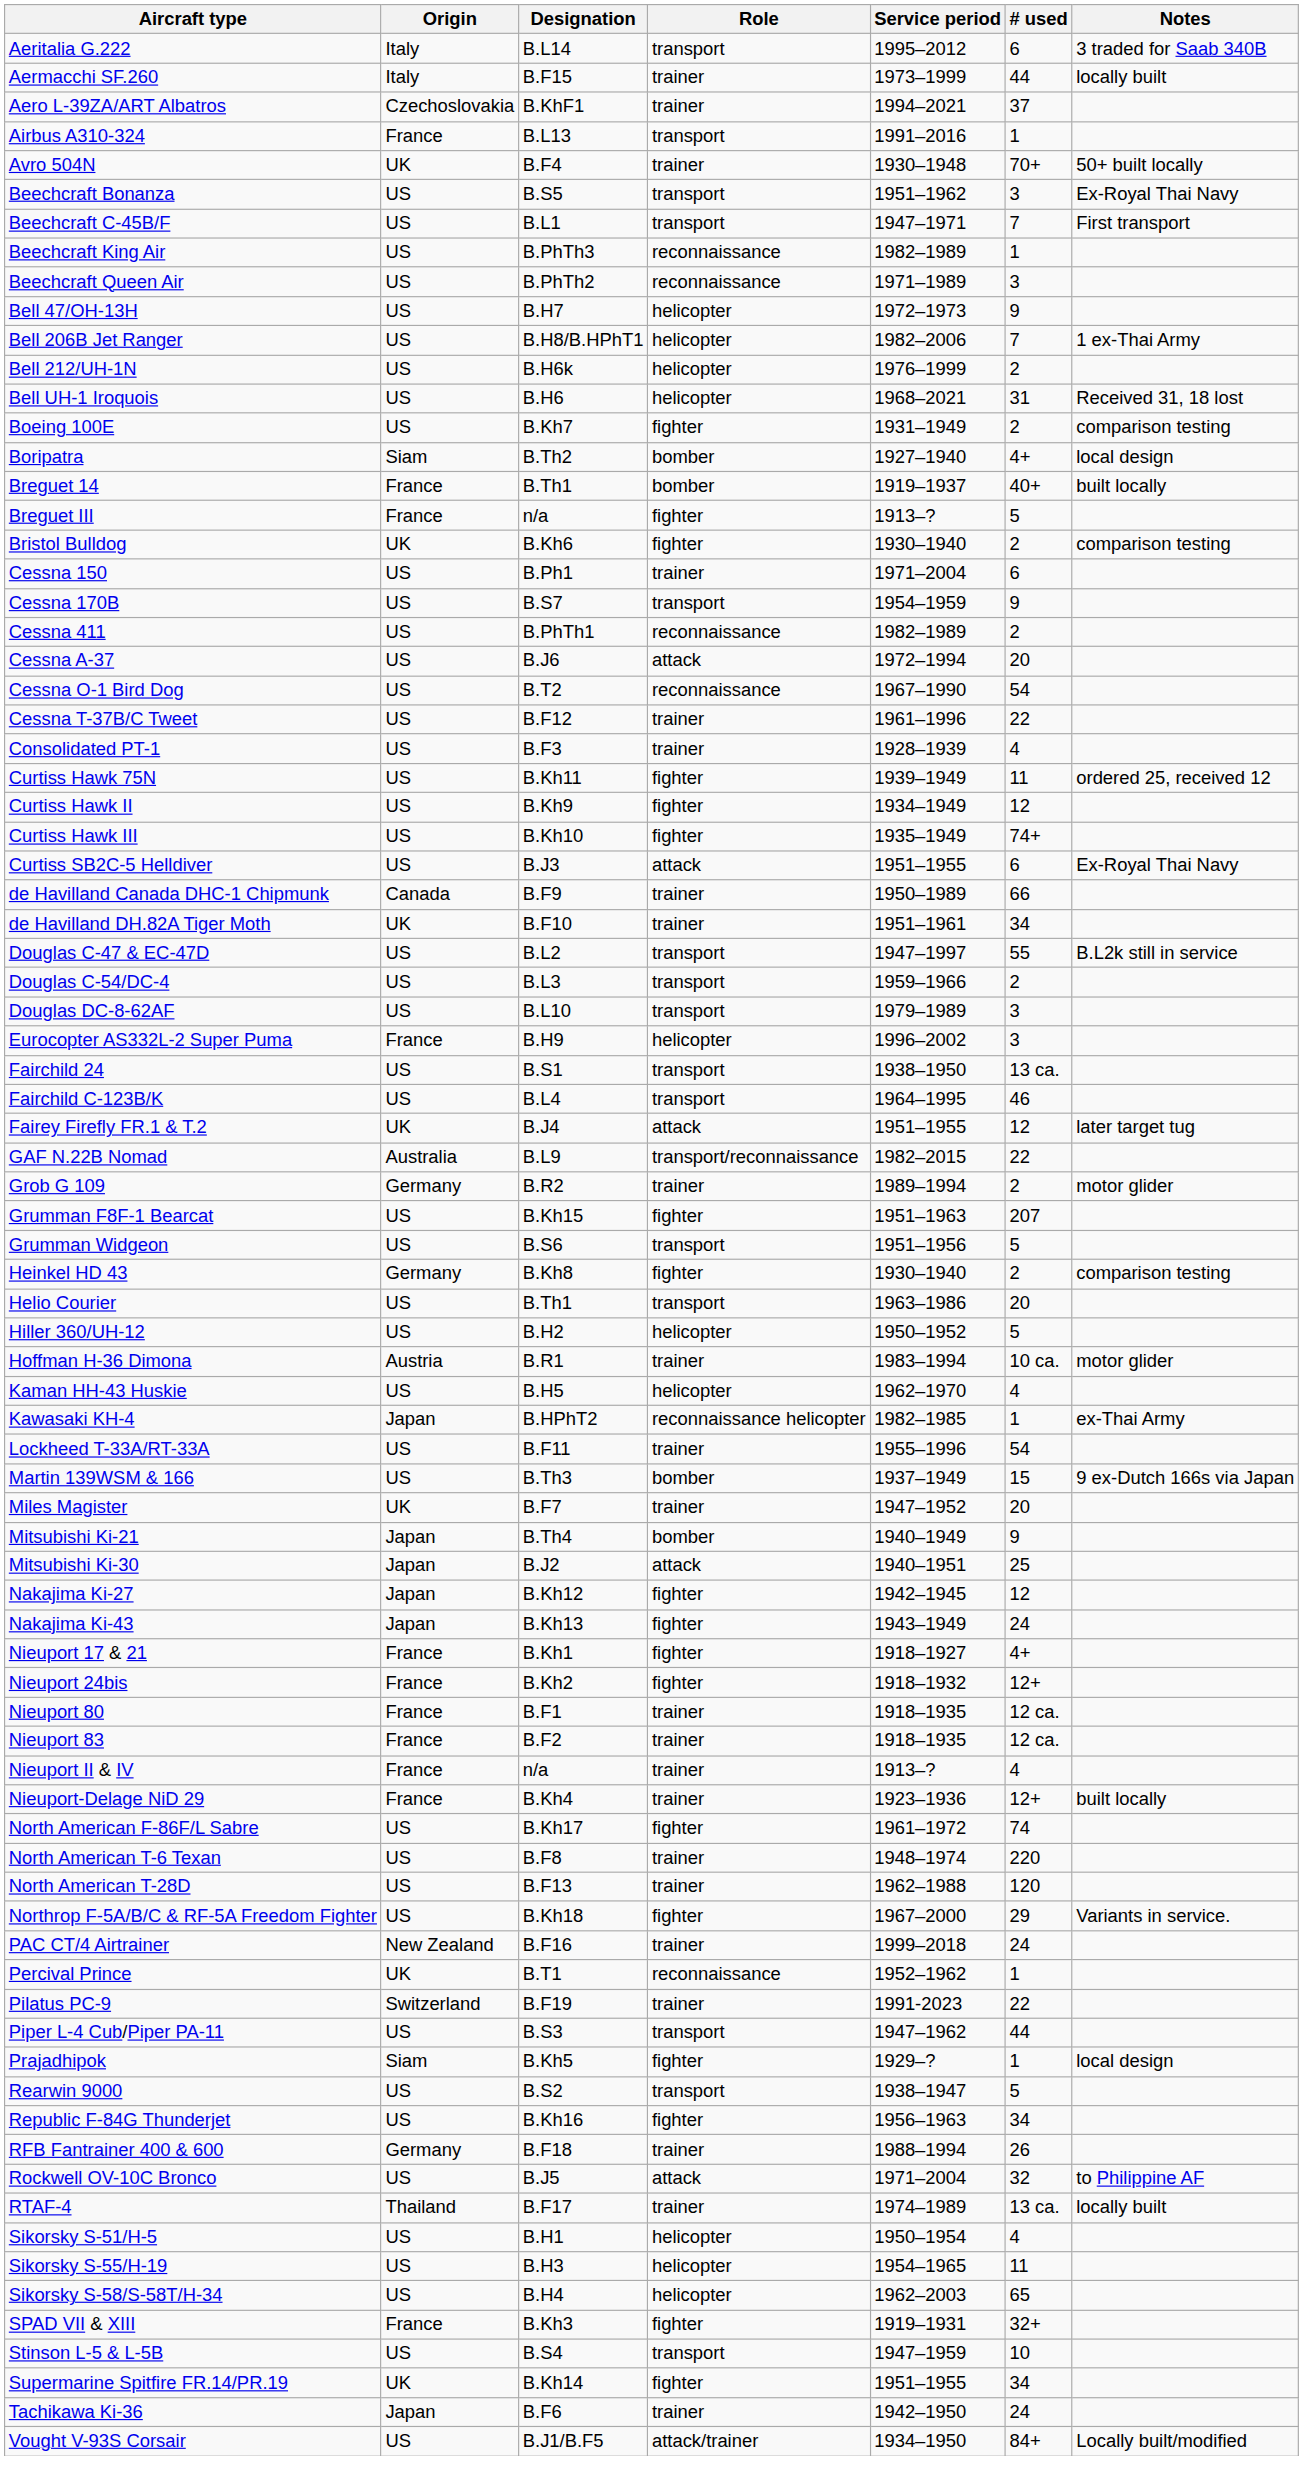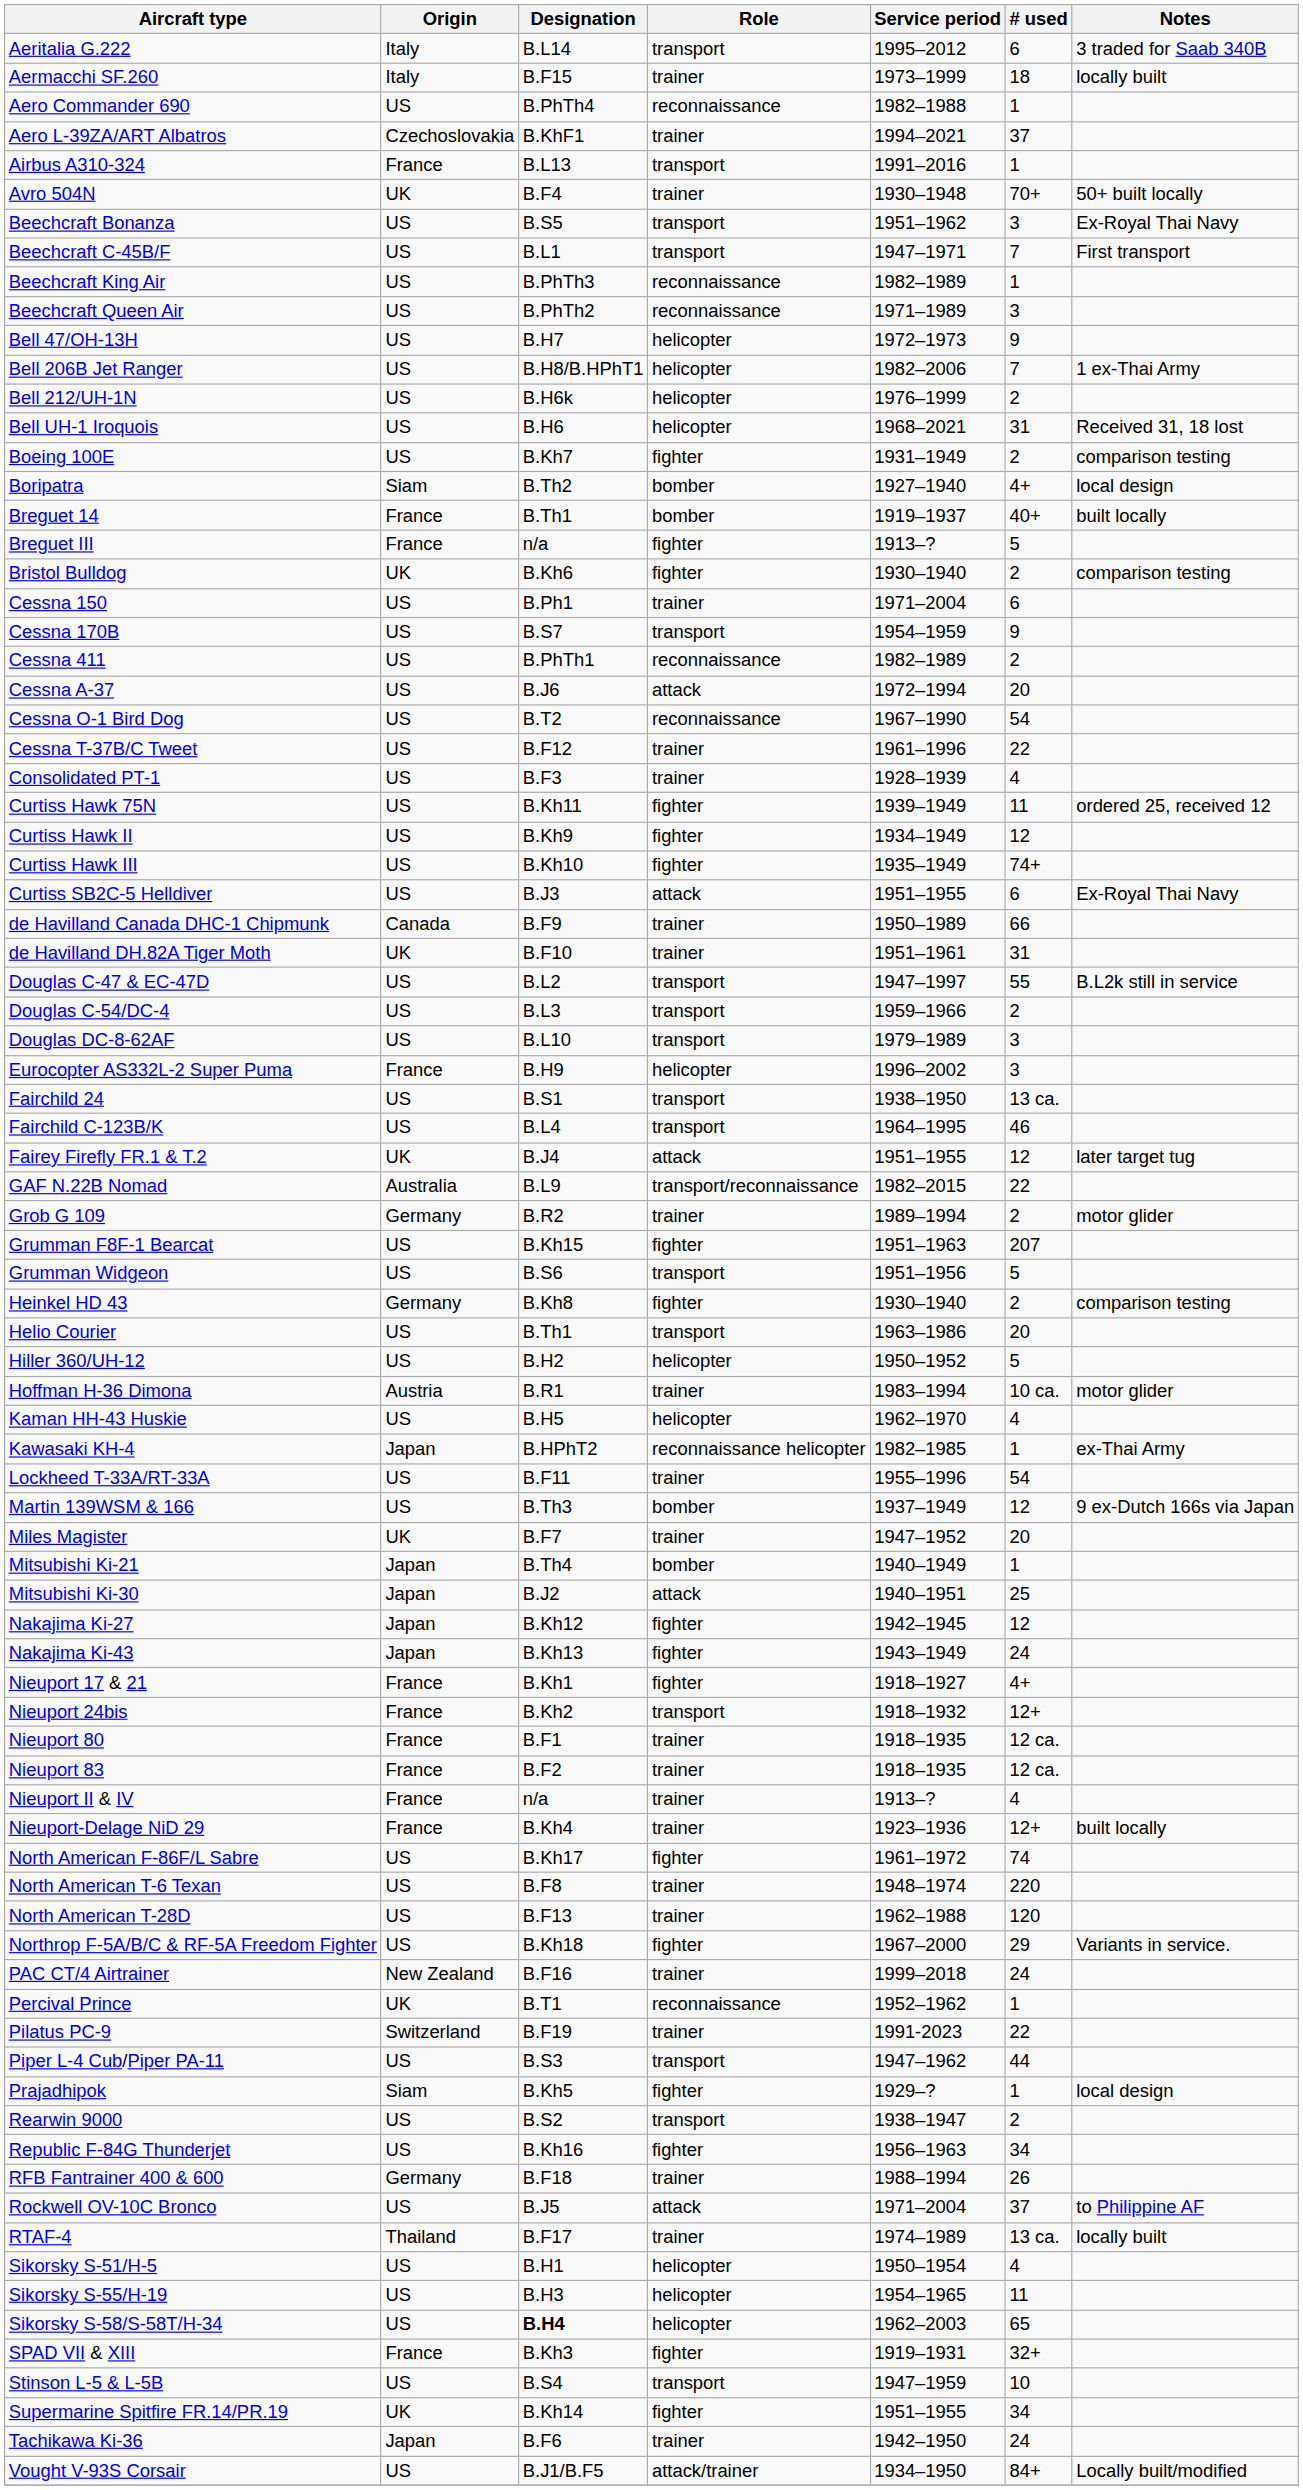(1020, 77) 44 -> (1020, 77) 18
+ row: (99, 106)
(1020, 923) 34 -> (1020, 952) 31
(1020, 1478) 15 -> (1020, 1507) 12
(1015, 1536) 9 -> (1015, 1565) 1
(678, 1682) fighter -> (688, 1711) transport
(1015, 2090) 5 -> (1015, 2120) 2
(1020, 2178) 32 -> (1020, 2207) 37
(543, 2295) normal -> (544, 2324) bold
